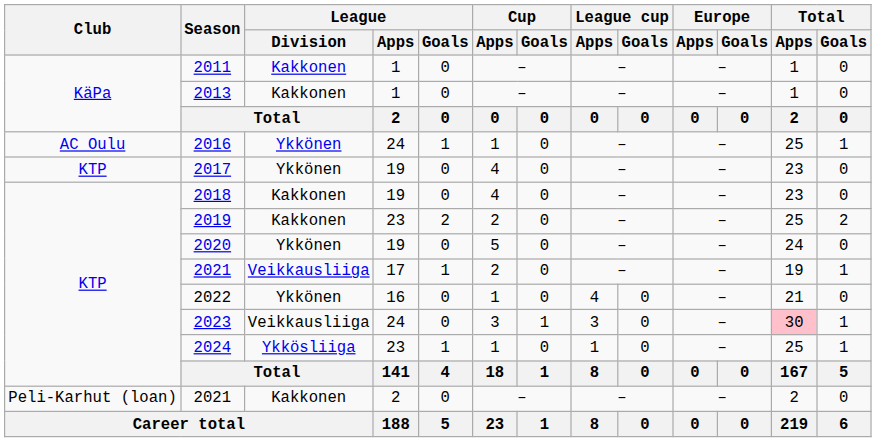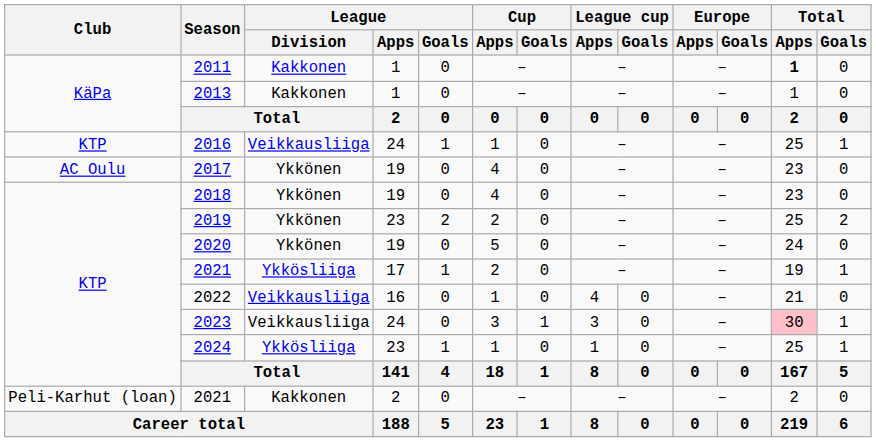(794, 68) normal -> (794, 68) bold
(93, 144) AC Oulu -> (93, 144) KTP
(309, 144) Ykkönen -> (309, 144) Veikkausliiga
(93, 170) KTP -> (93, 170) AC Oulu
(309, 195) Kakkonen -> (309, 195) Ykkönen
(309, 221) Kakkonen -> (309, 221) Ykkönen
(309, 272) Veikkausliiga -> (309, 272) Ykkösliiga
(309, 297) Ykkönen -> (309, 297) Veikkausliiga
